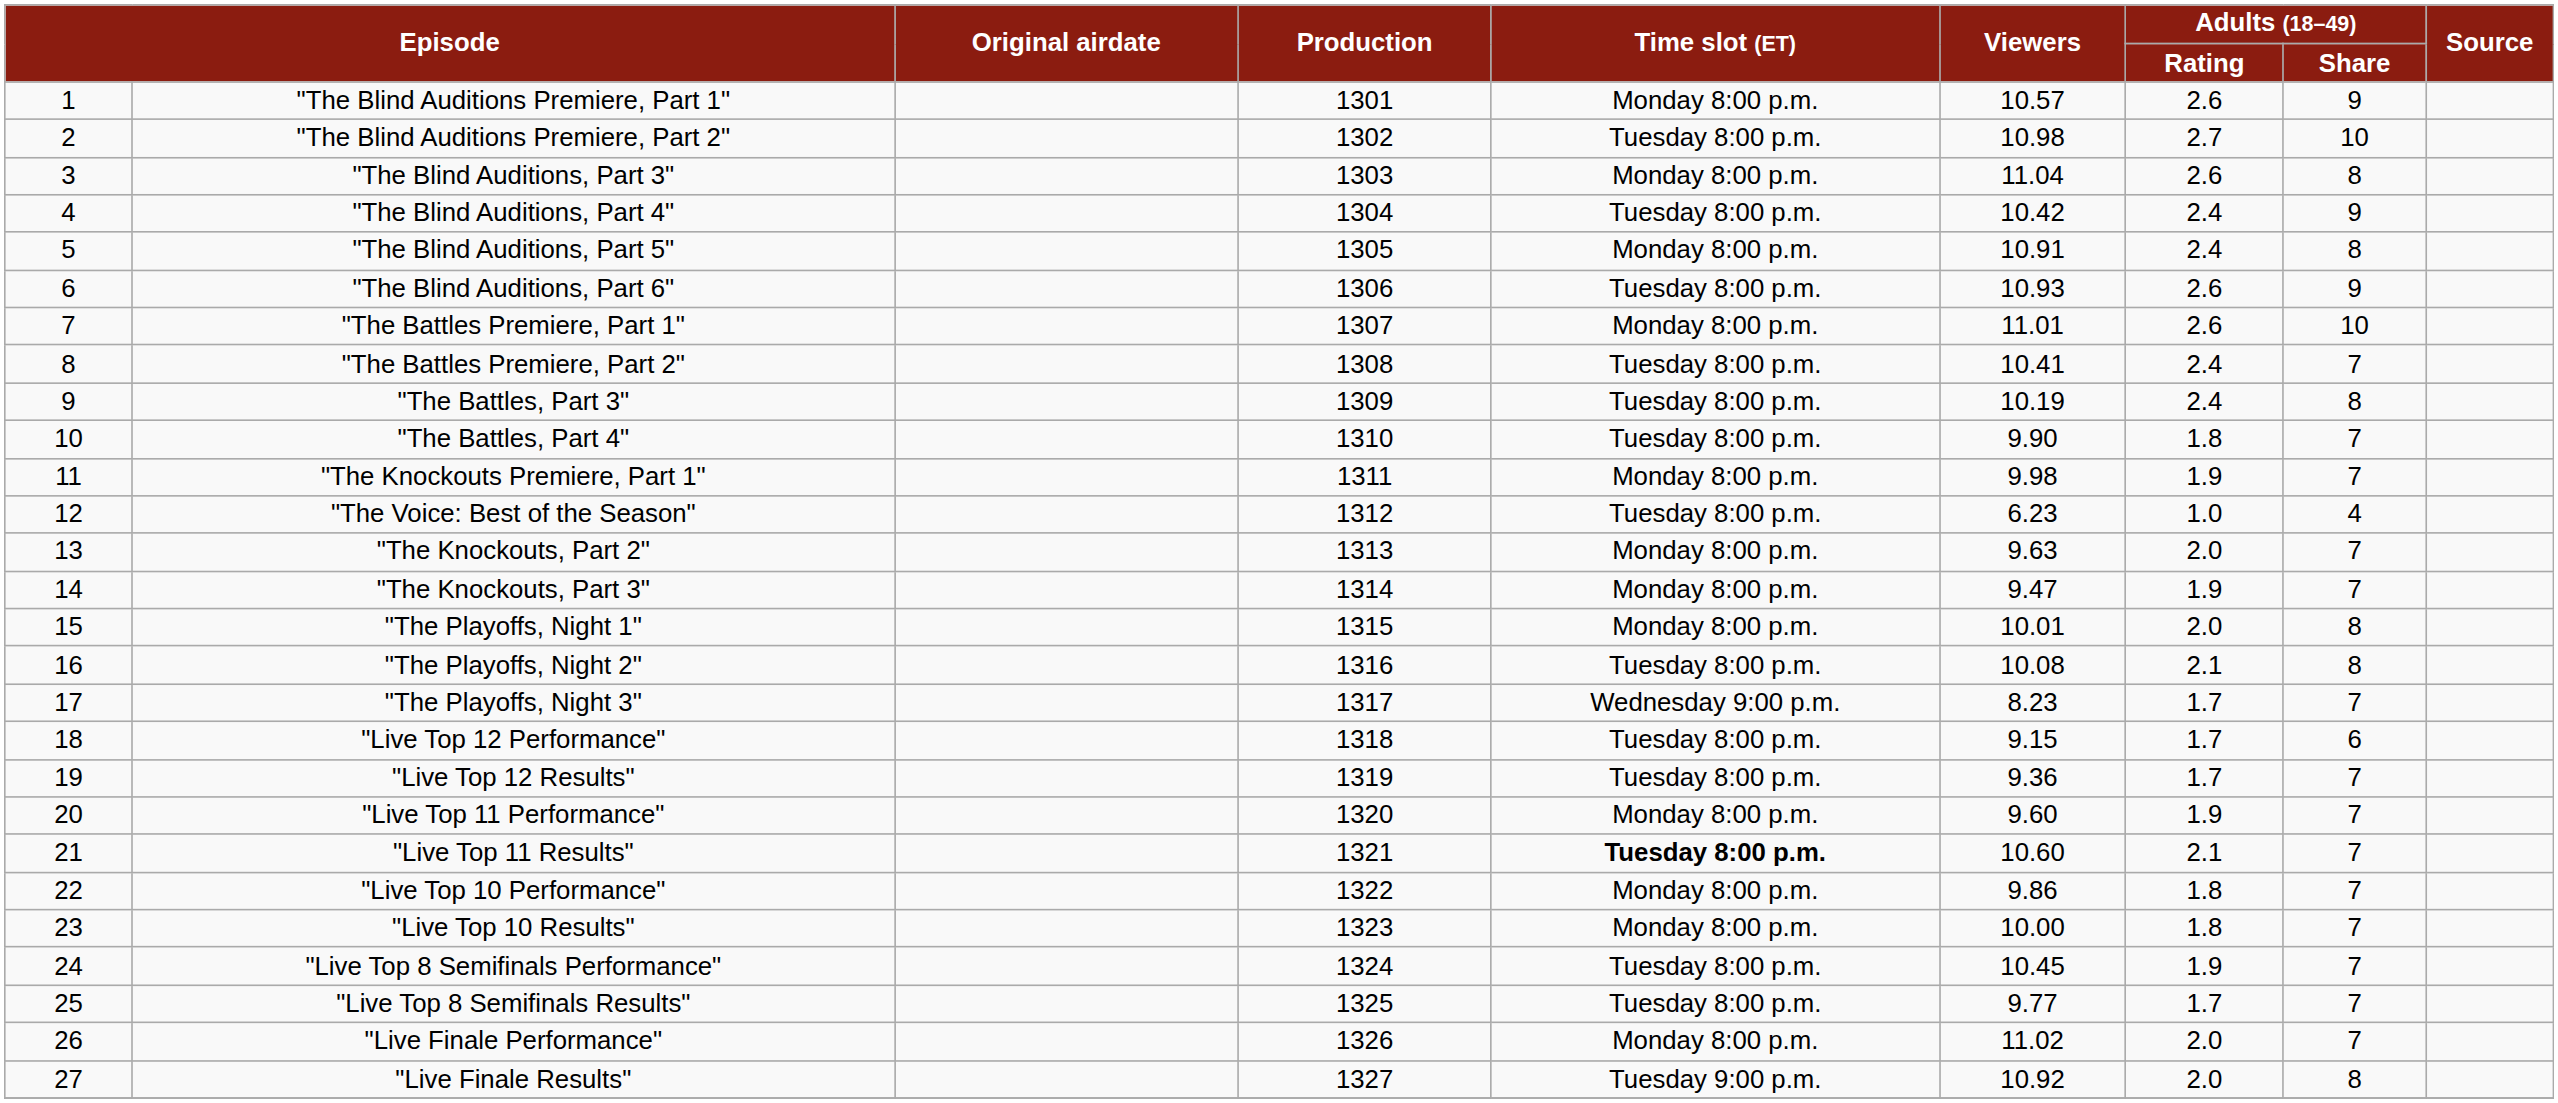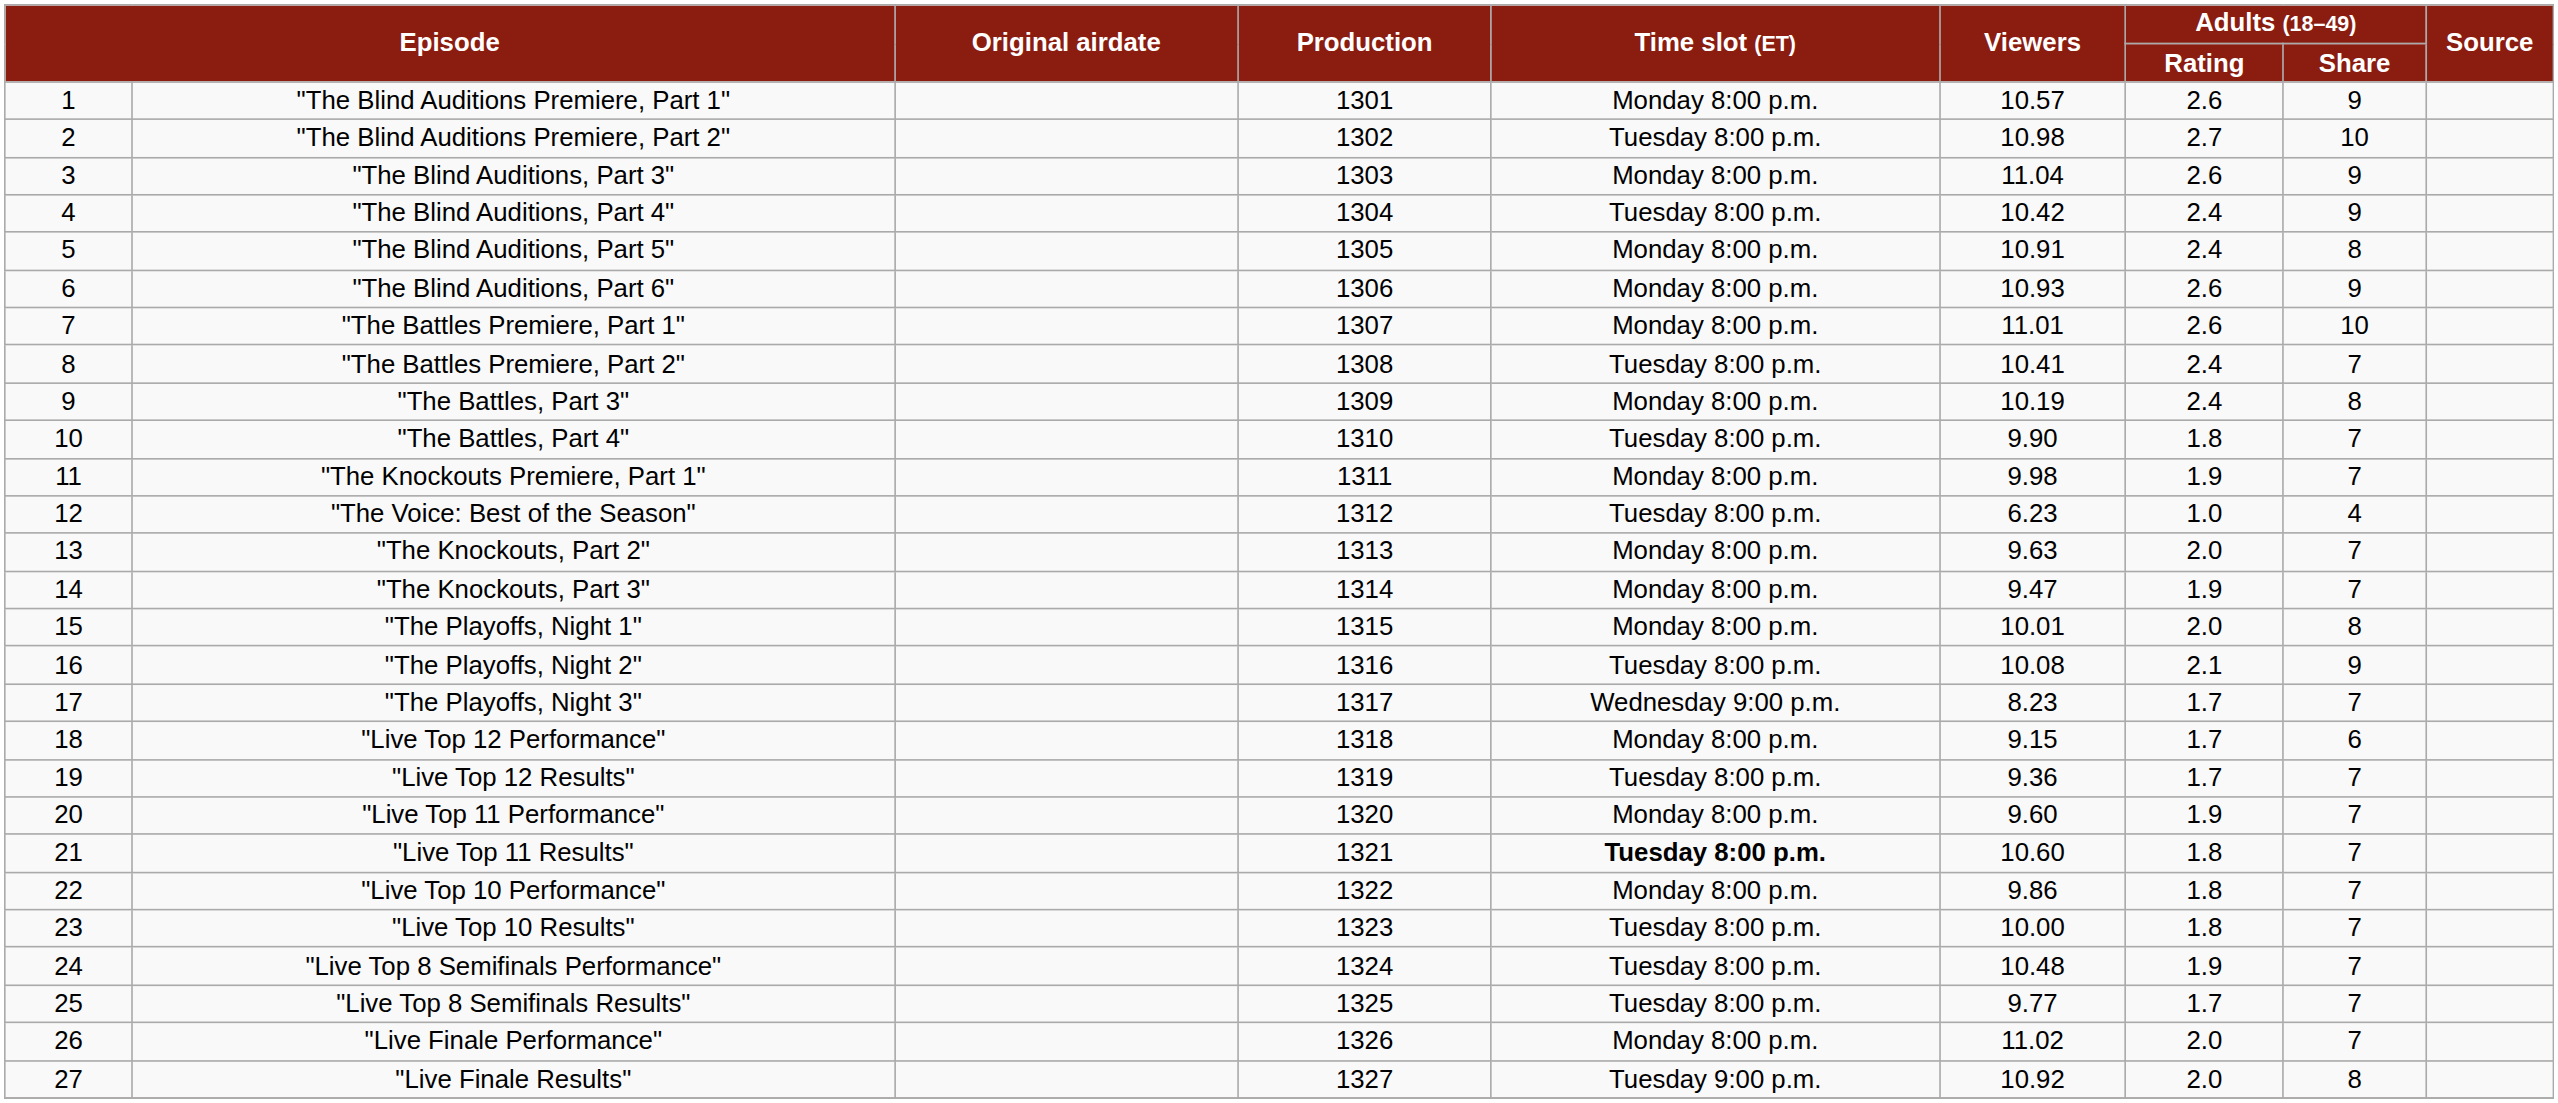(2355, 175) 8 -> (2355, 175) 9
(1715, 288) Tuesday 8:00 p.m. -> (1715, 288) Monday 8:00 p.m.
(1715, 401) Tuesday 8:00 p.m. -> (1715, 401) Monday 8:00 p.m.
(2355, 664) 8 -> (2355, 664) 9
(1715, 739) Tuesday 8:00 p.m. -> (1715, 739) Monday 8:00 p.m.
(2204, 852) 2.1 -> (2204, 852) 1.8
(1715, 928) Monday 8:00 p.m. -> (1715, 928) Tuesday 8:00 p.m.
(2033, 965) 10.45 -> (2033, 965) 10.48
